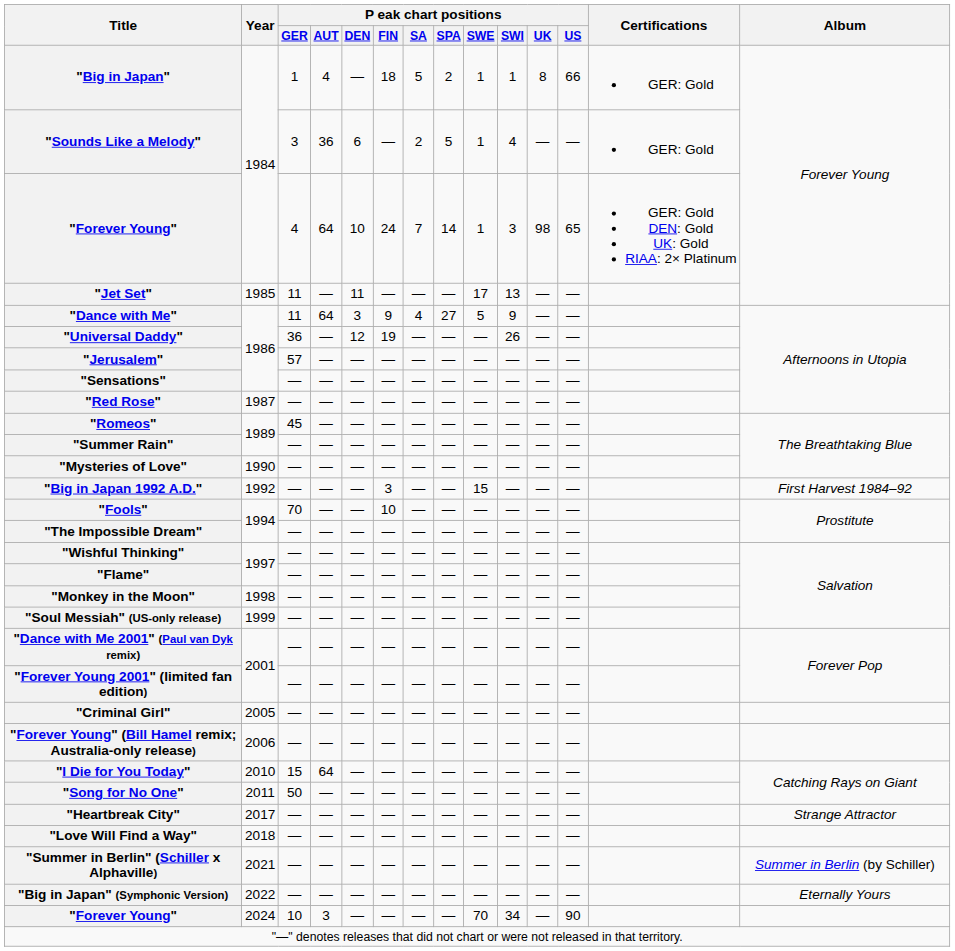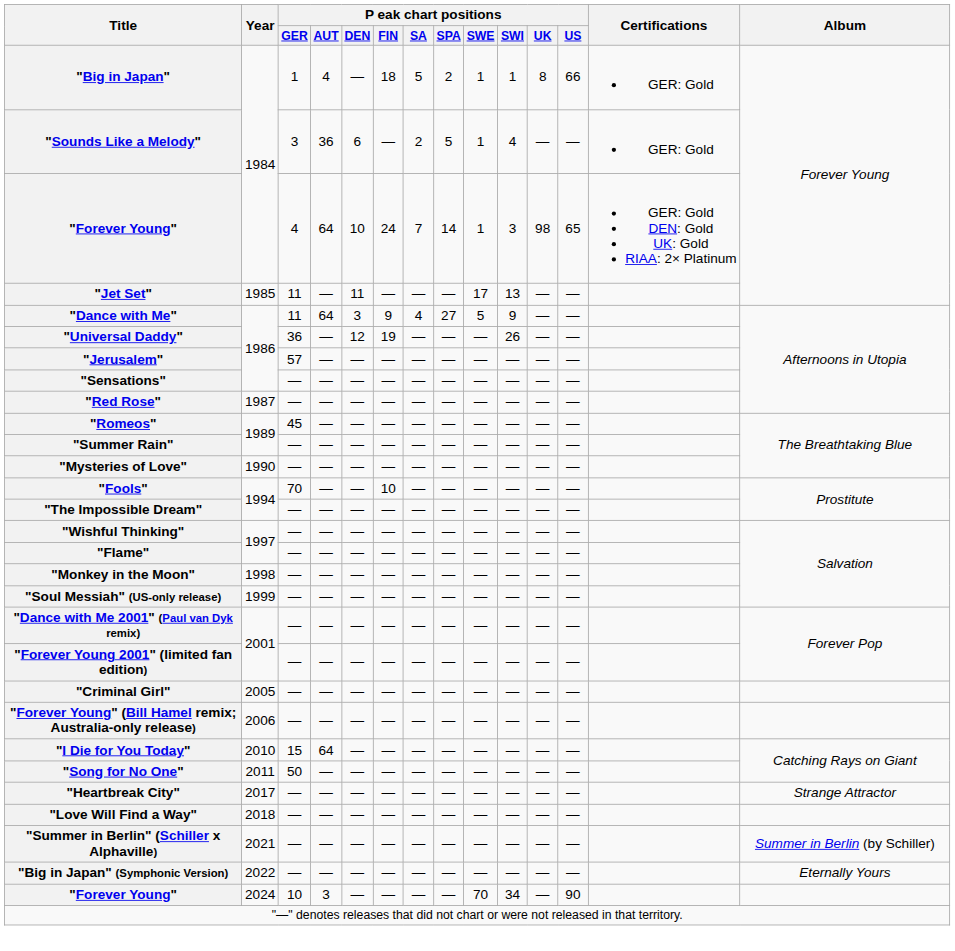- row: (123, 488)
